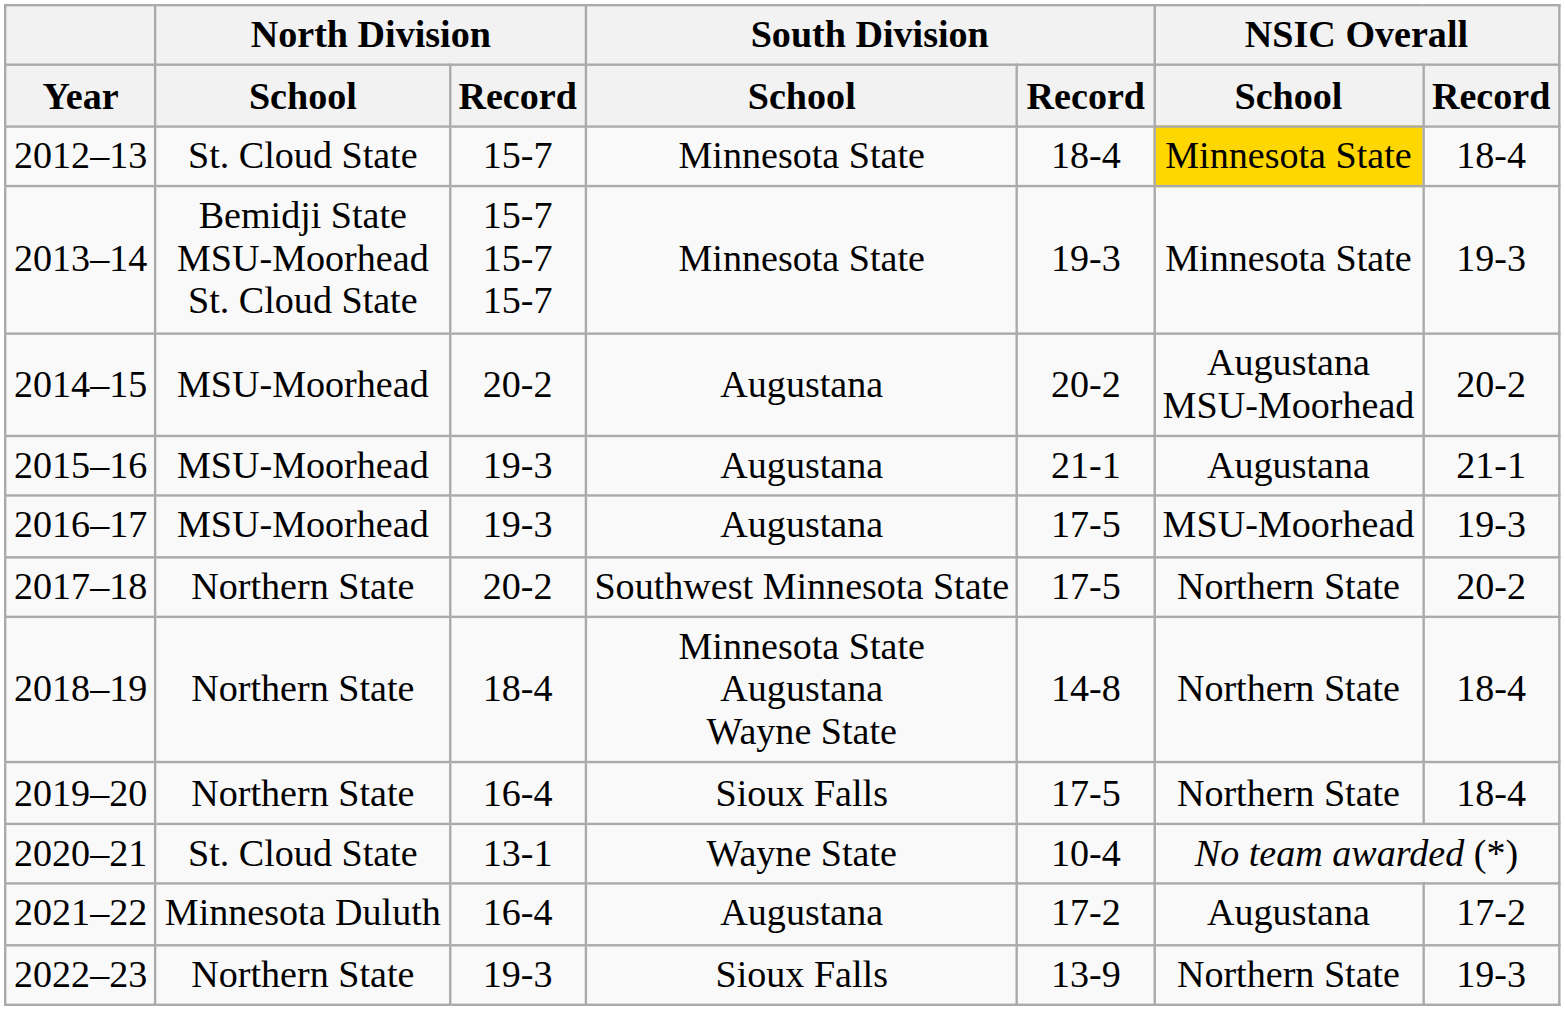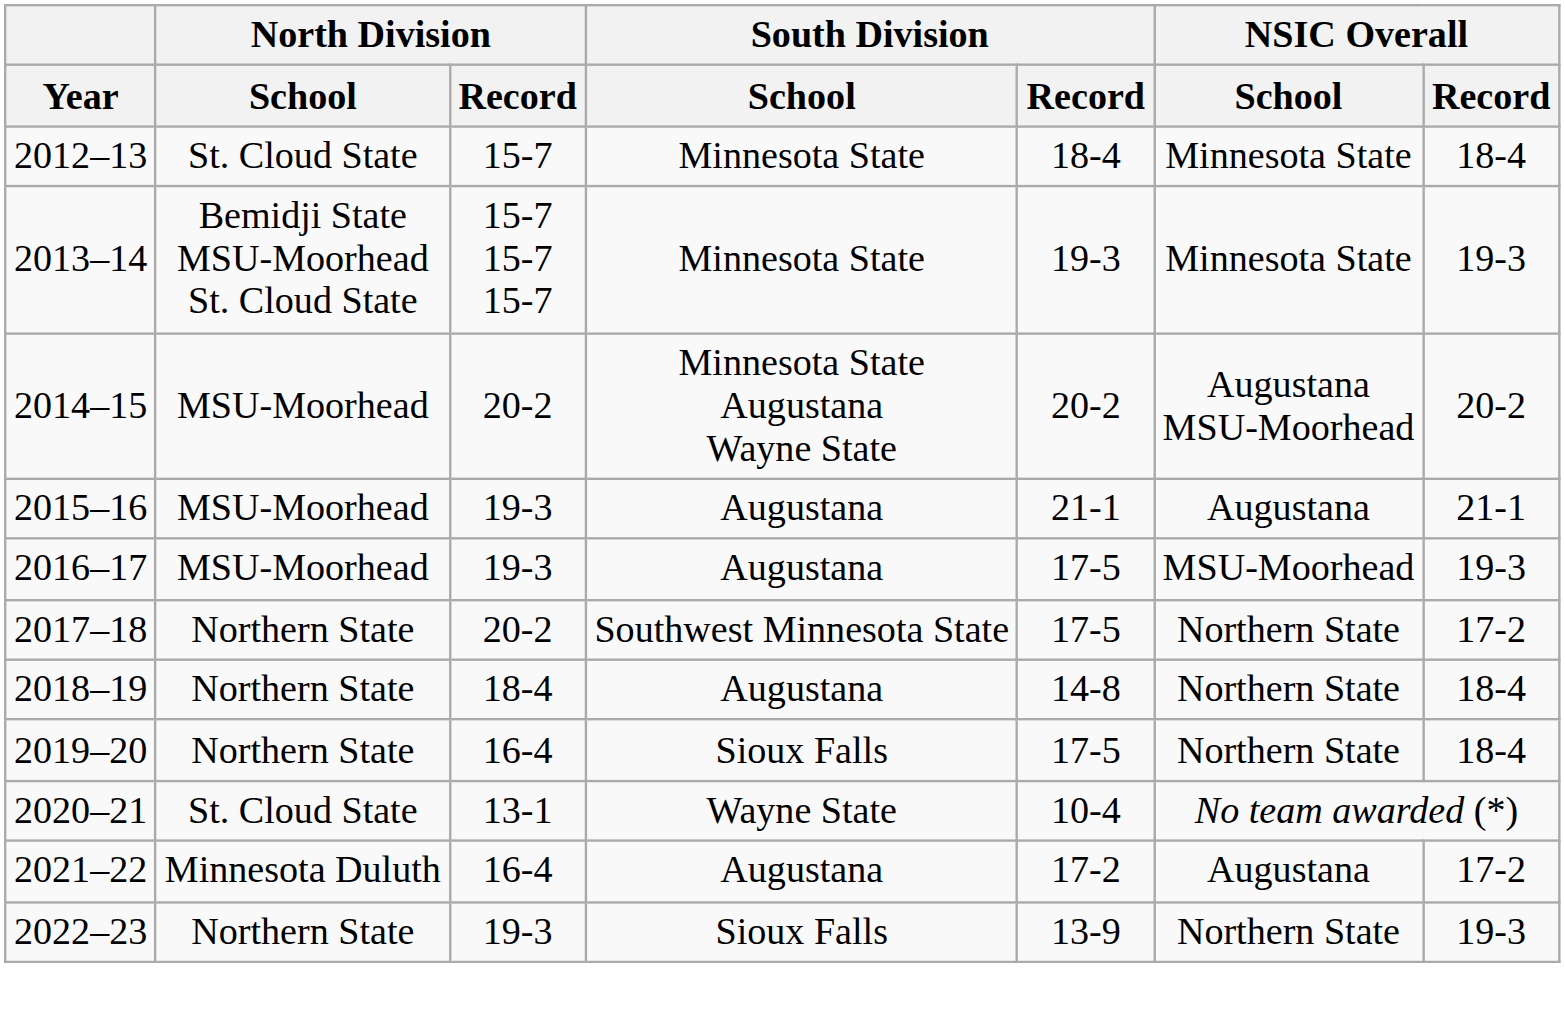(1288, 155) gold background -> (1288, 155) no background
(802, 383) Augustana -> (802, 404) Minnesota State Augustana Wayne State
(1491, 585) 20-2 -> (1491, 628) 17-2
(802, 689) Minnesota State Augustana Wayne State -> (802, 689) Augustana
